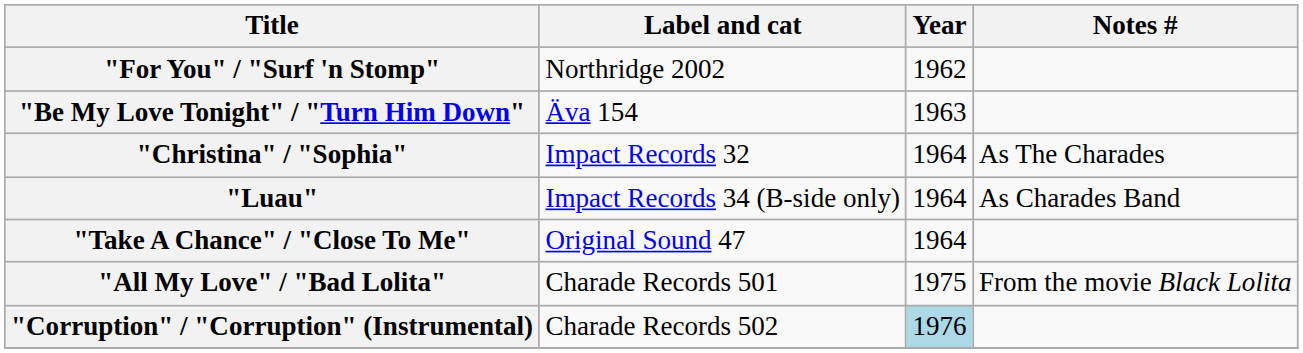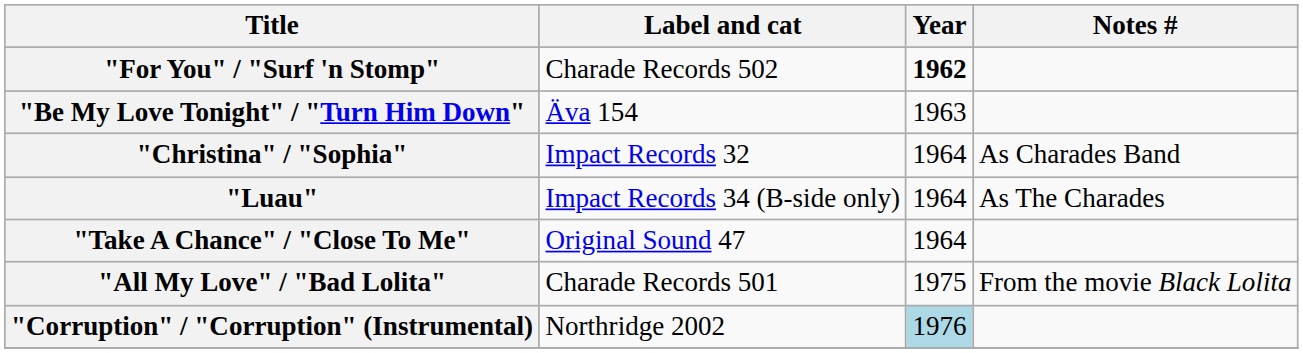(635, 68) Northridge 2002 -> (662, 68) Charade Records 502
(939, 68) normal -> (939, 68) bold
(1072, 154) As The Charades -> (1080, 154) As Charades Band
(1080, 197) As Charades Band -> (1072, 197) As The Charades
(662, 326) Charade Records 502 -> (635, 326) Northridge 2002
